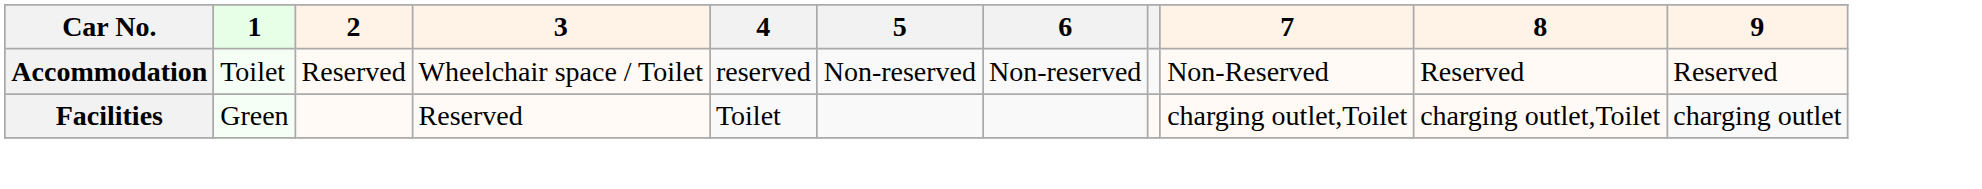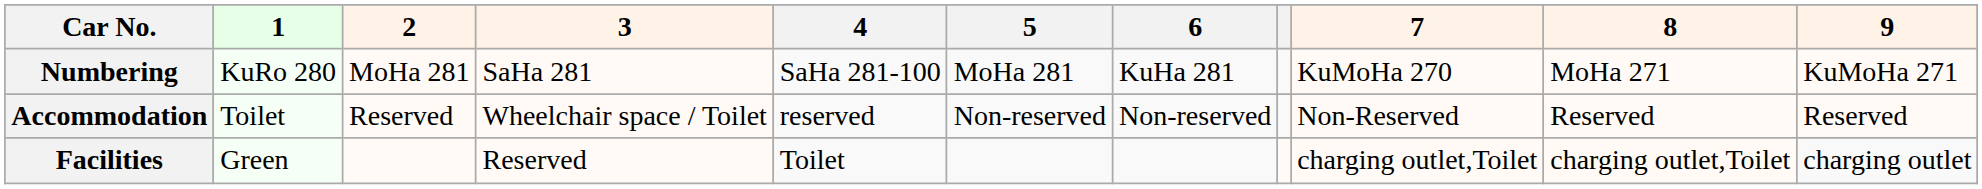+ row: (109, 71)
